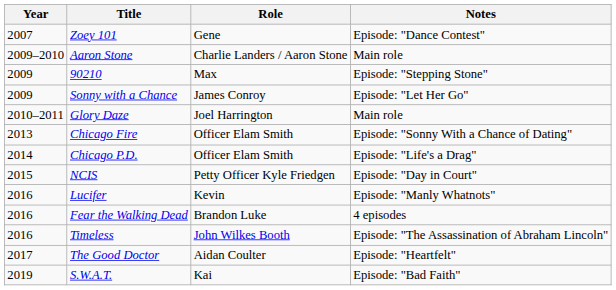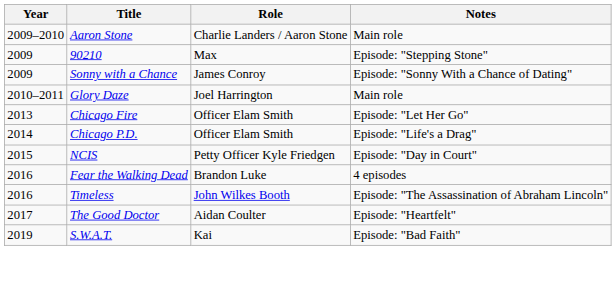- row: (93, 34)
(411, 94) Episode: "Let Her Go" -> (463, 74) Episode: "Sonny With a Chance of Dating"
(463, 134) Episode: "Sonny With a Chance of Dating" -> (411, 114) Episode: "Let Her Go"
- row: (88, 194)
